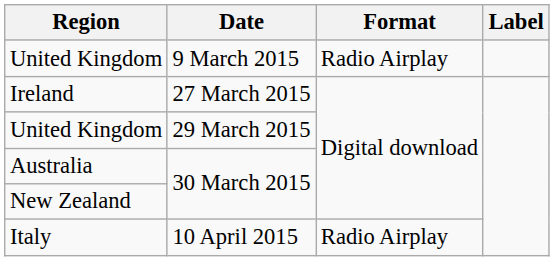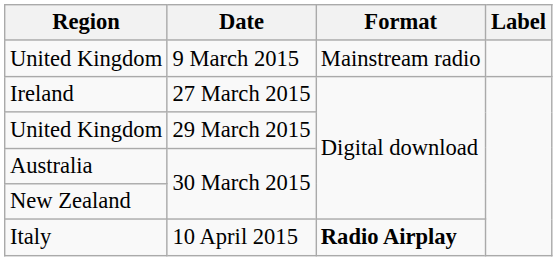(384, 58) Radio Airplay -> (401, 58) Mainstream radio
(384, 237) normal -> (389, 237) bold
